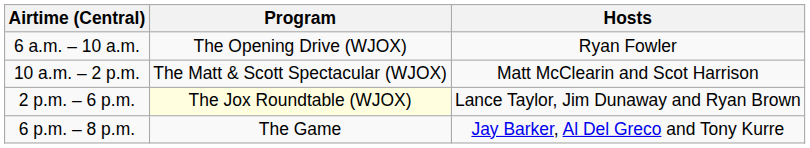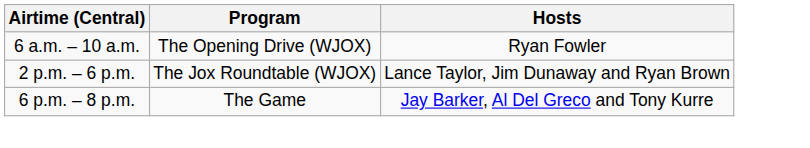- row: (77, 73)
(300, 101) lightyellow background -> (265, 73) no background
